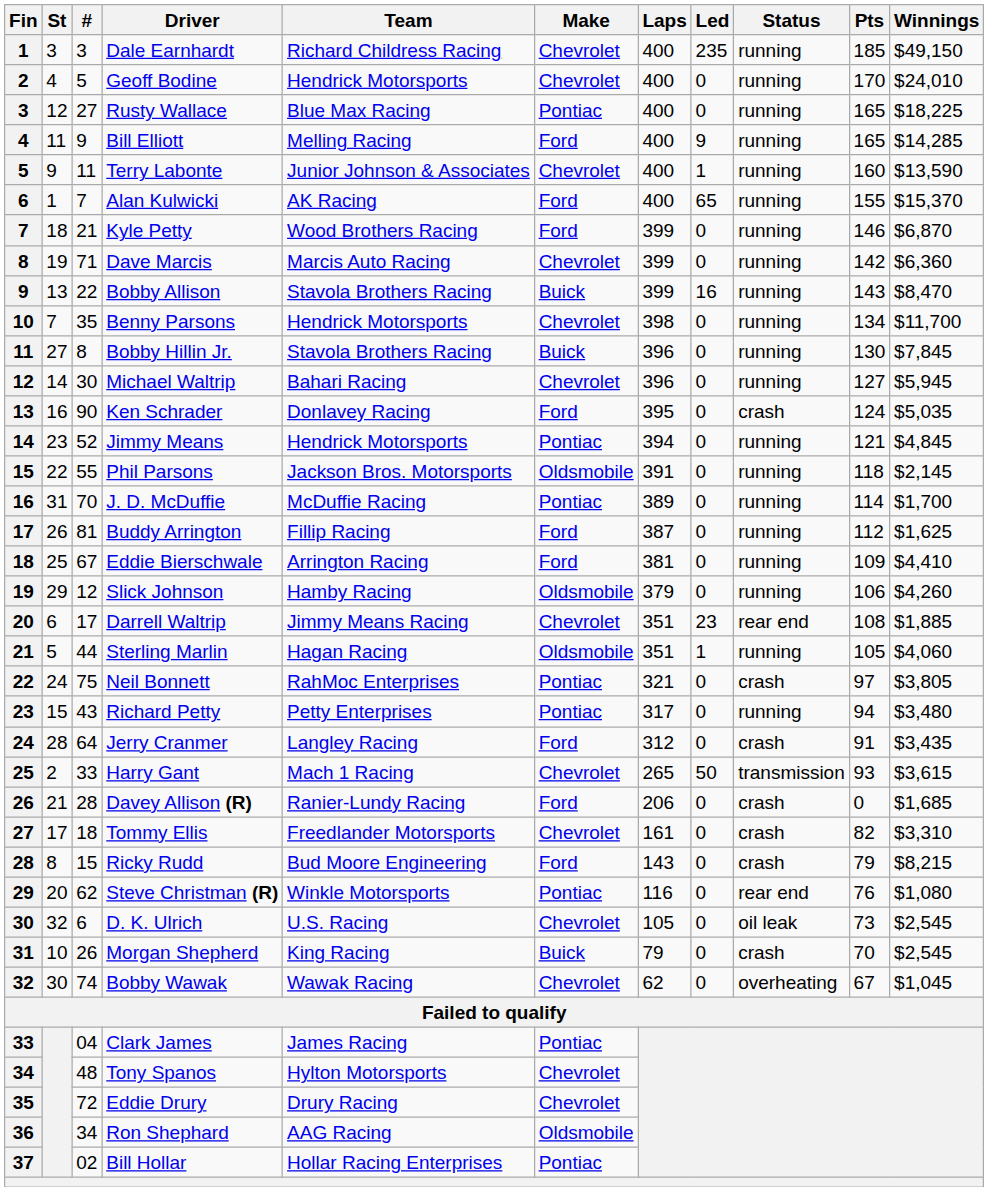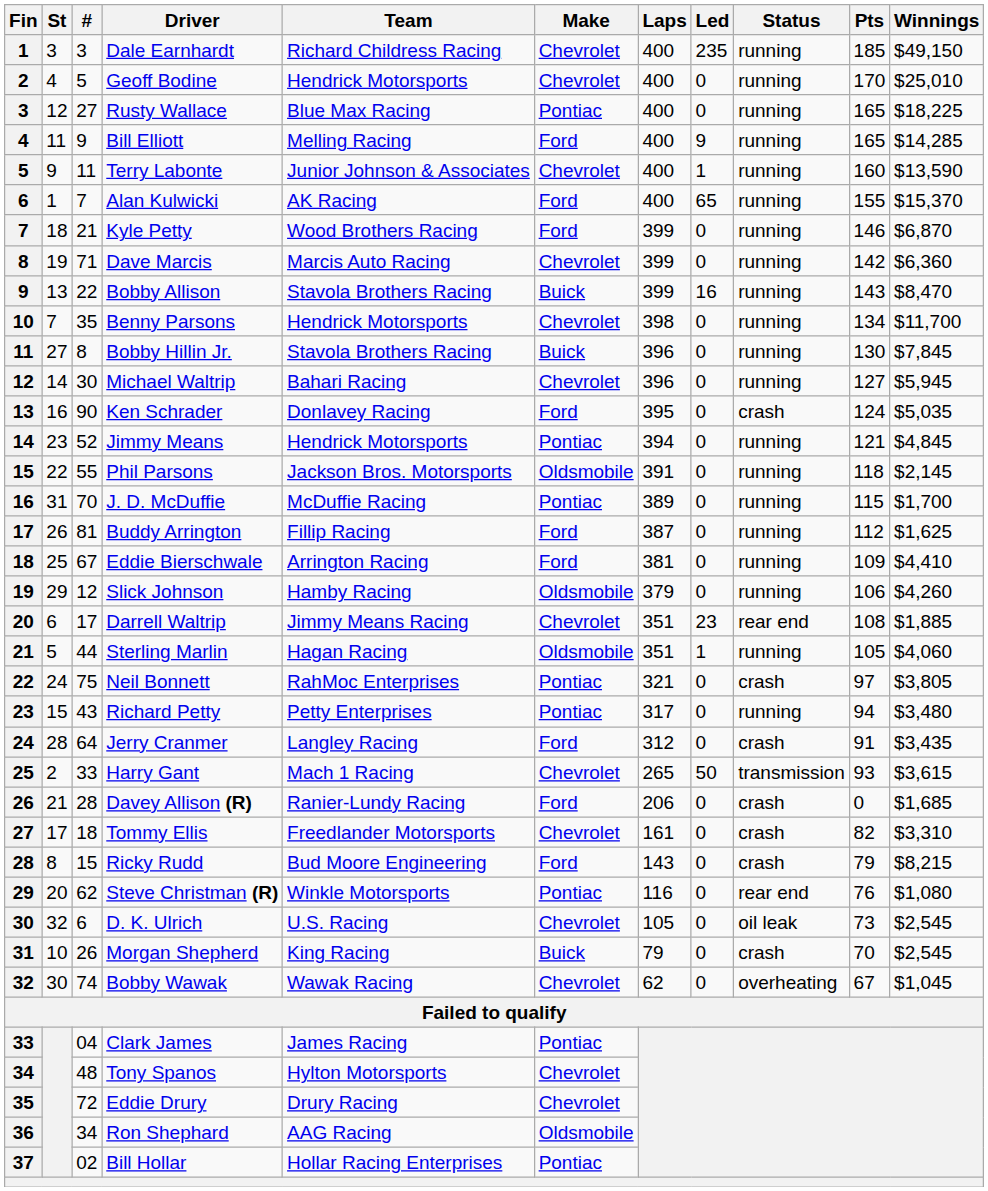(928, 80) $24,010 -> (928, 80) $25,010
(869, 501) 114 -> (869, 501) 115
